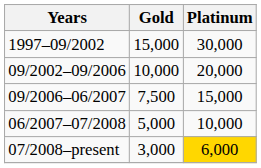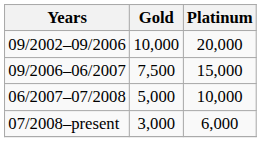- row: (56, 44)
(220, 149) gold background -> (220, 123) no background
